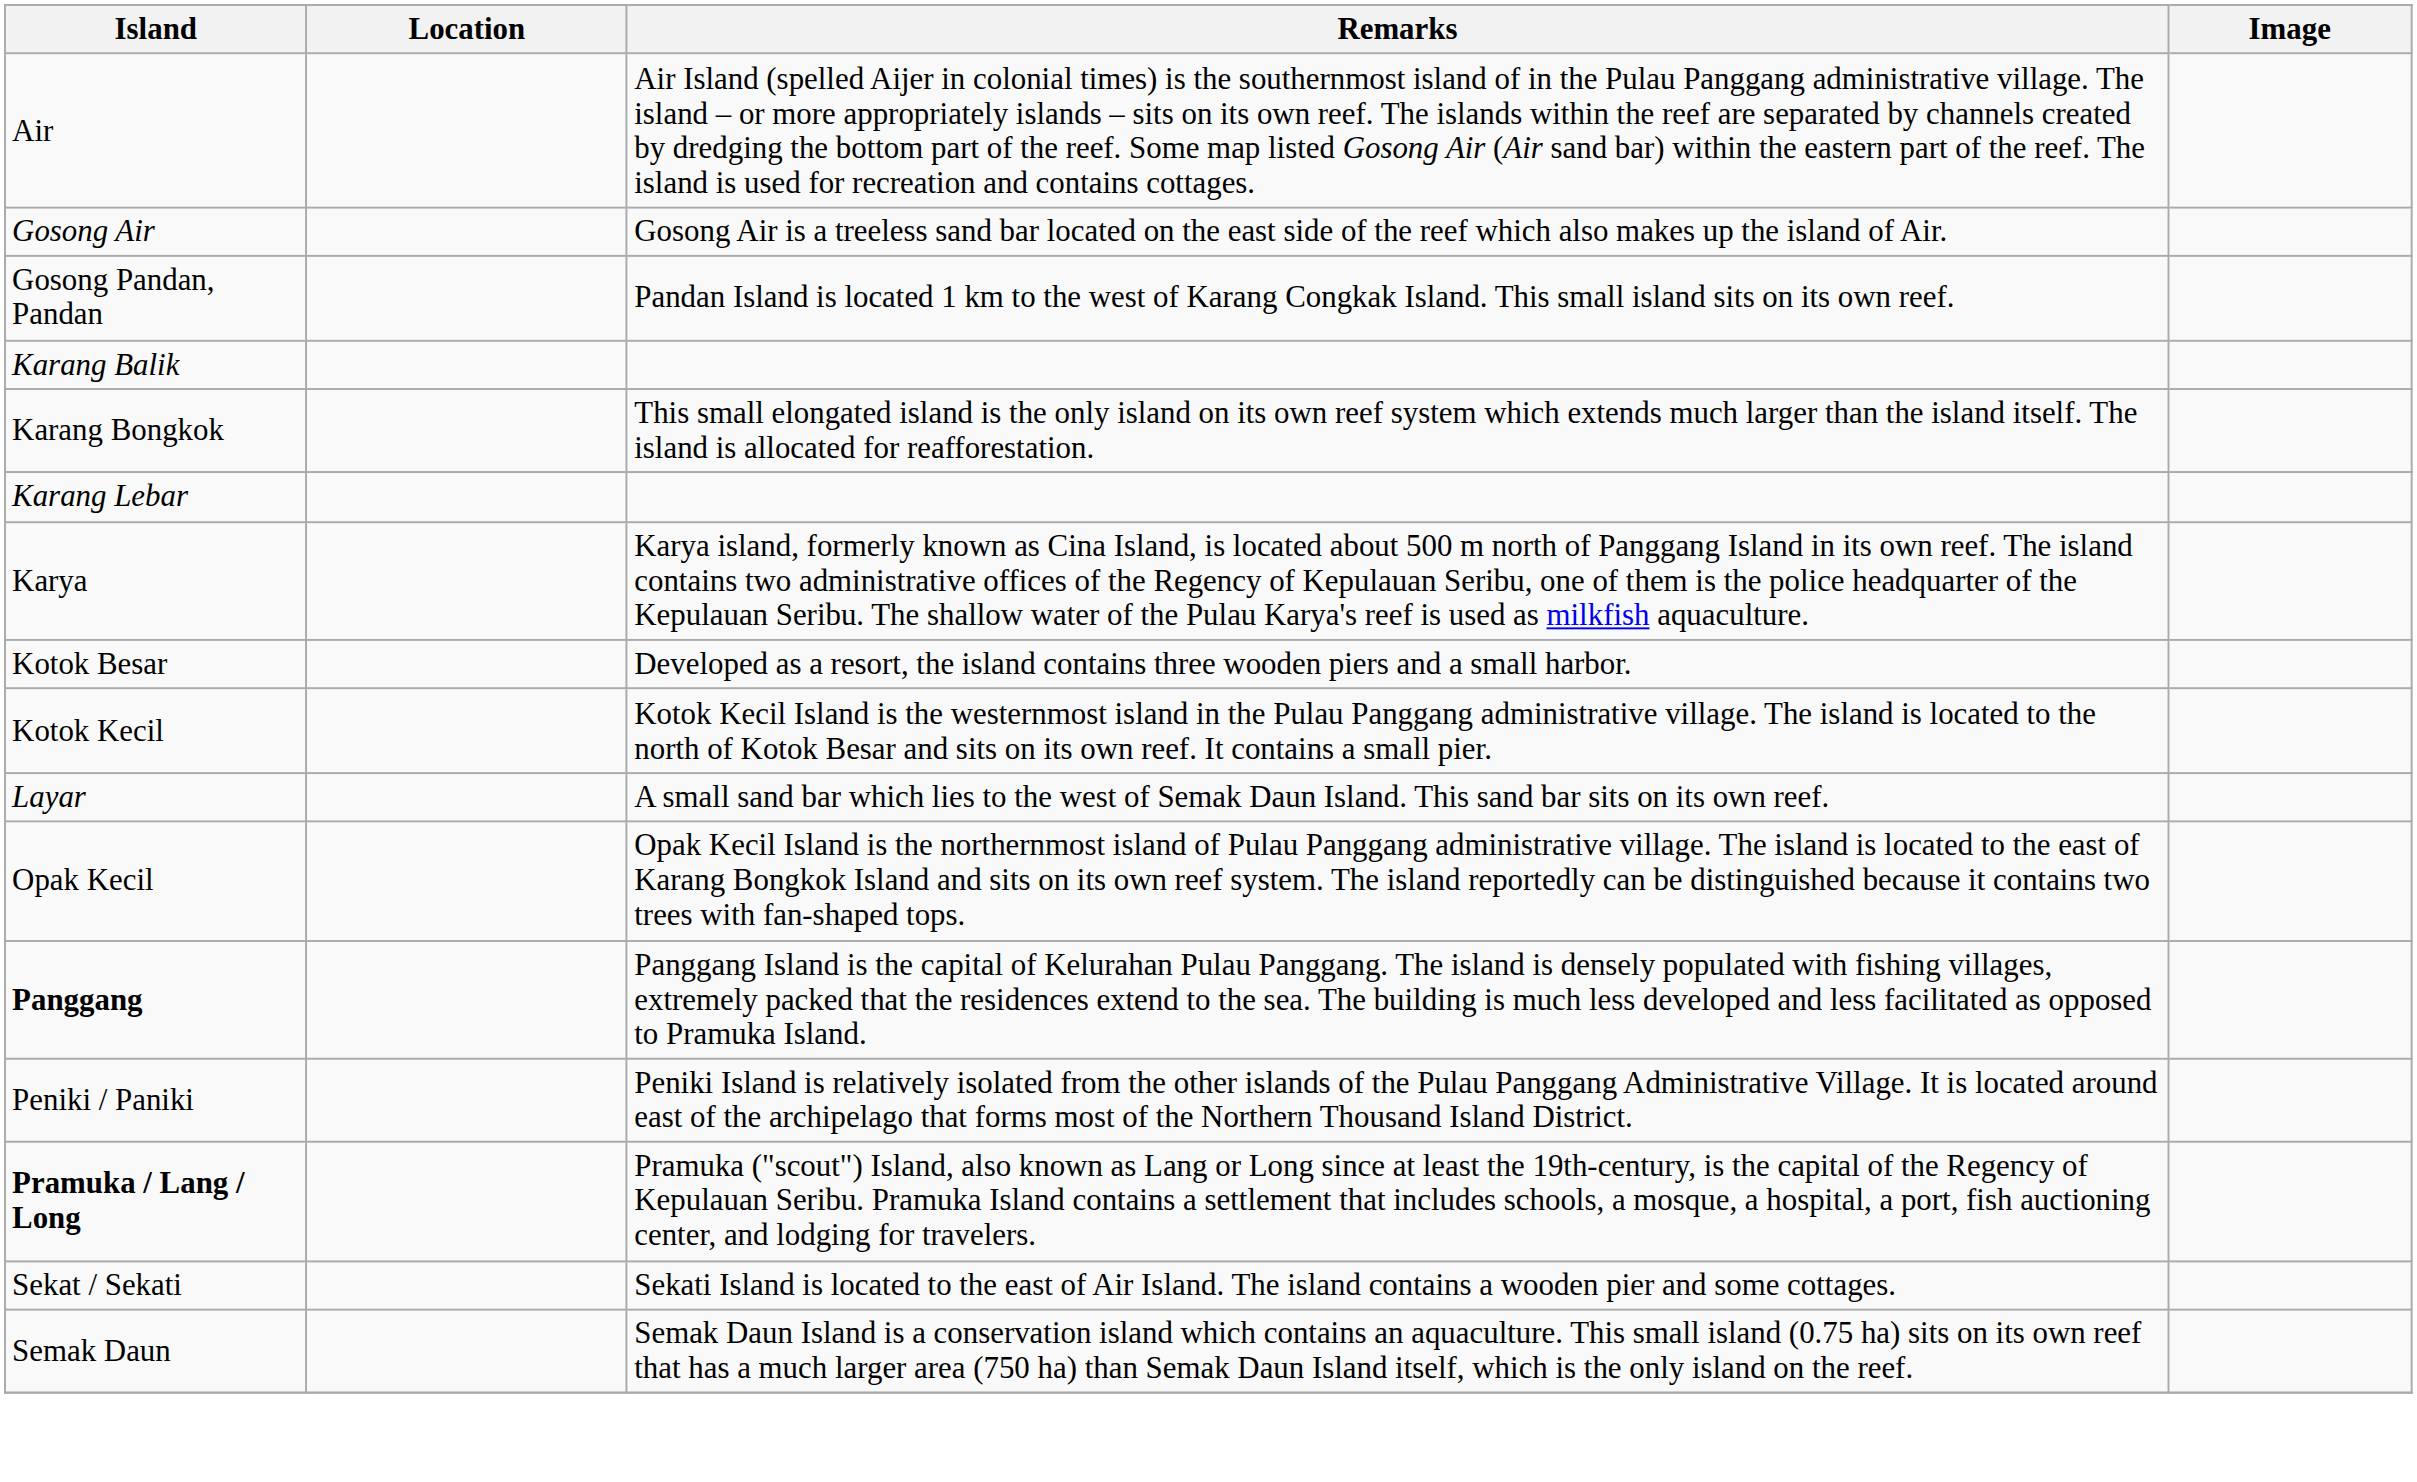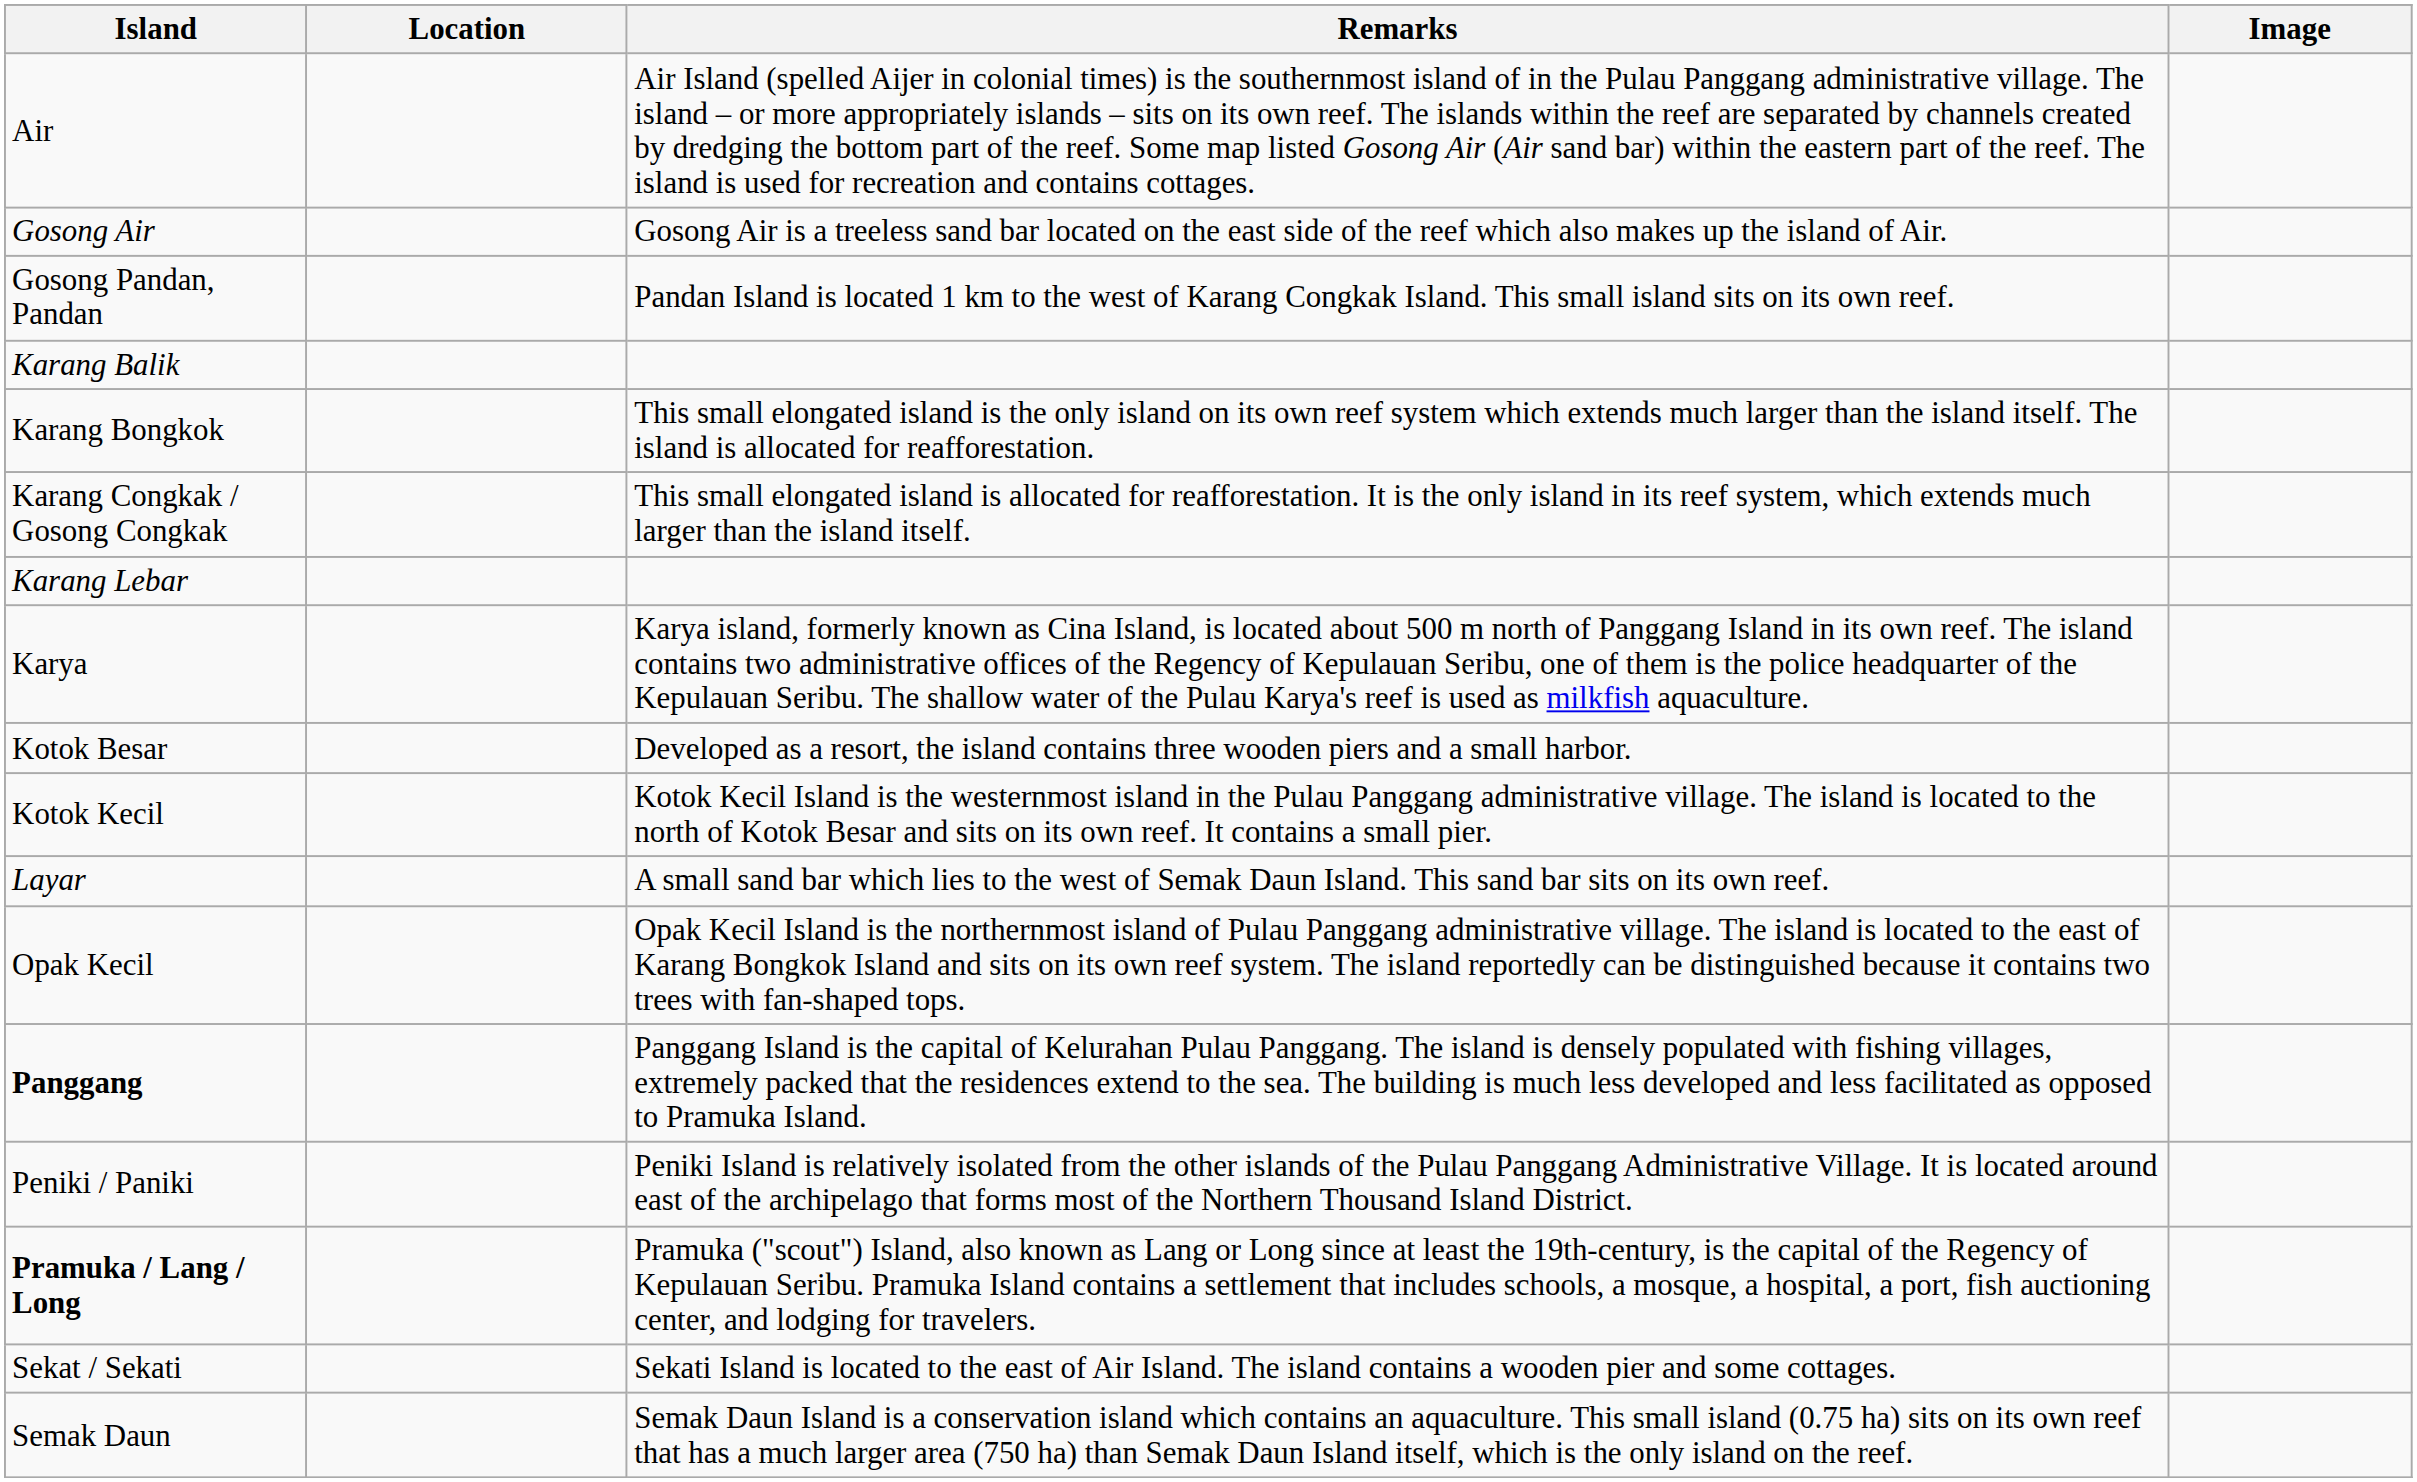+ row: (125, 513)
